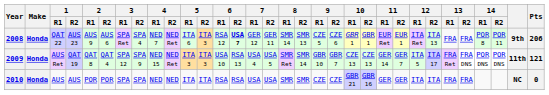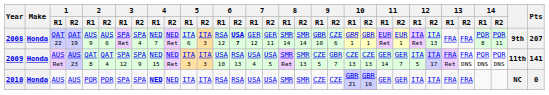(74, 38) AUS 23 -> (74, 38) QAT 19
(303, 38) SMR 13 -> (303, 38) SMR 14
(319, 38) CZE 5 -> (319, 38) GBR 10
(536, 38) 206 -> (536, 38) 207
(74, 58) QAT 19 -> (74, 58) AUS 23
(303, 58) SMR 14 -> (303, 58) SMR 13
(319, 58) GBR 10 -> (319, 58) CZE 5
(536, 59) 121 -> (536, 59) 141
(156, 79) normal -> (156, 79) bold
